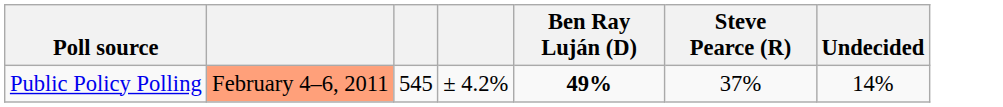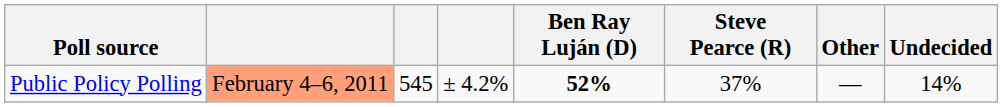+ column: (850, 47)
(589, 83) 49% -> (589, 83) 52%
